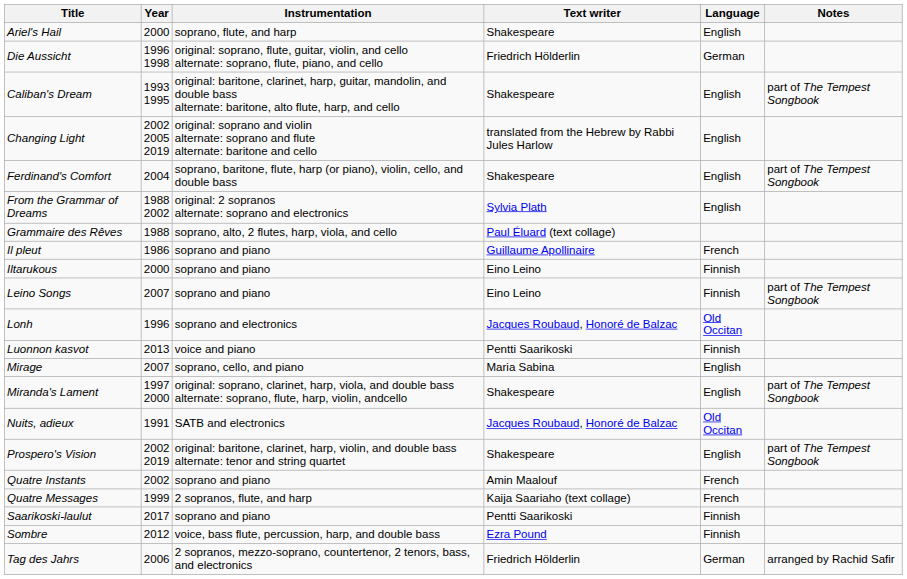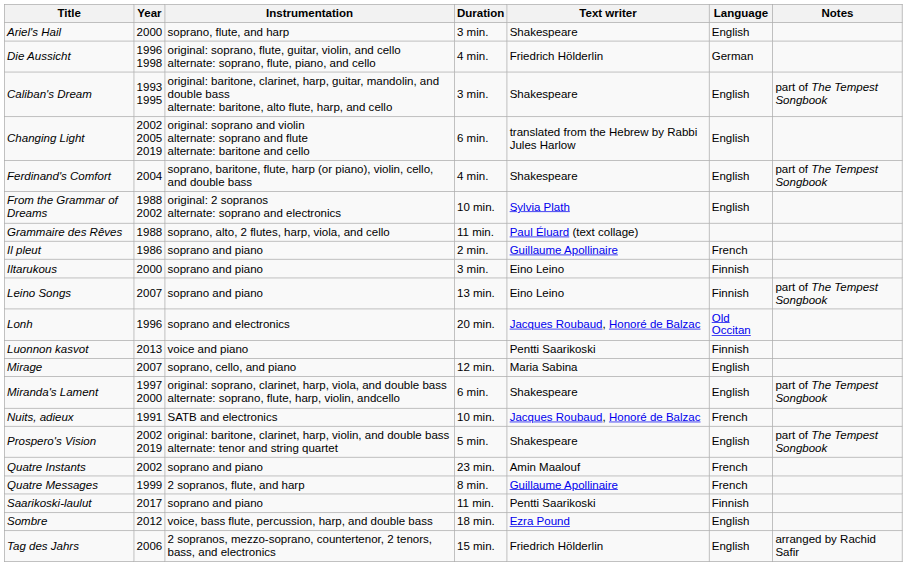+ column: (481, 13)
(723, 423) Old Occitan -> (730, 417) French
(559, 498) Kaija Saariaho (text collage) -> (564, 485) Guillaume Apollinaire
(722, 534) Finnish -> (731, 521) English
(724, 559) German -> (731, 546) English
